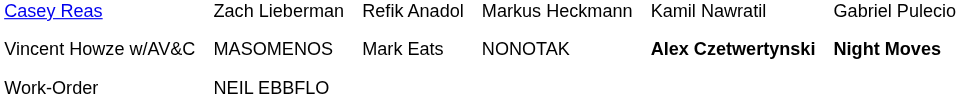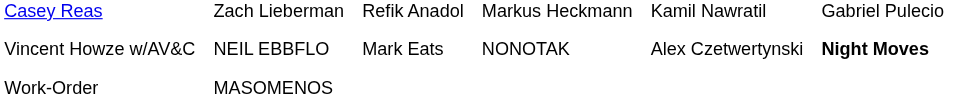(273, 49) MASOMENOS -> (271, 49) NEIL EBBFLO
(733, 49) bold -> (727, 49) normal
(271, 88) NEIL EBBFLO -> (273, 88) MASOMENOS
